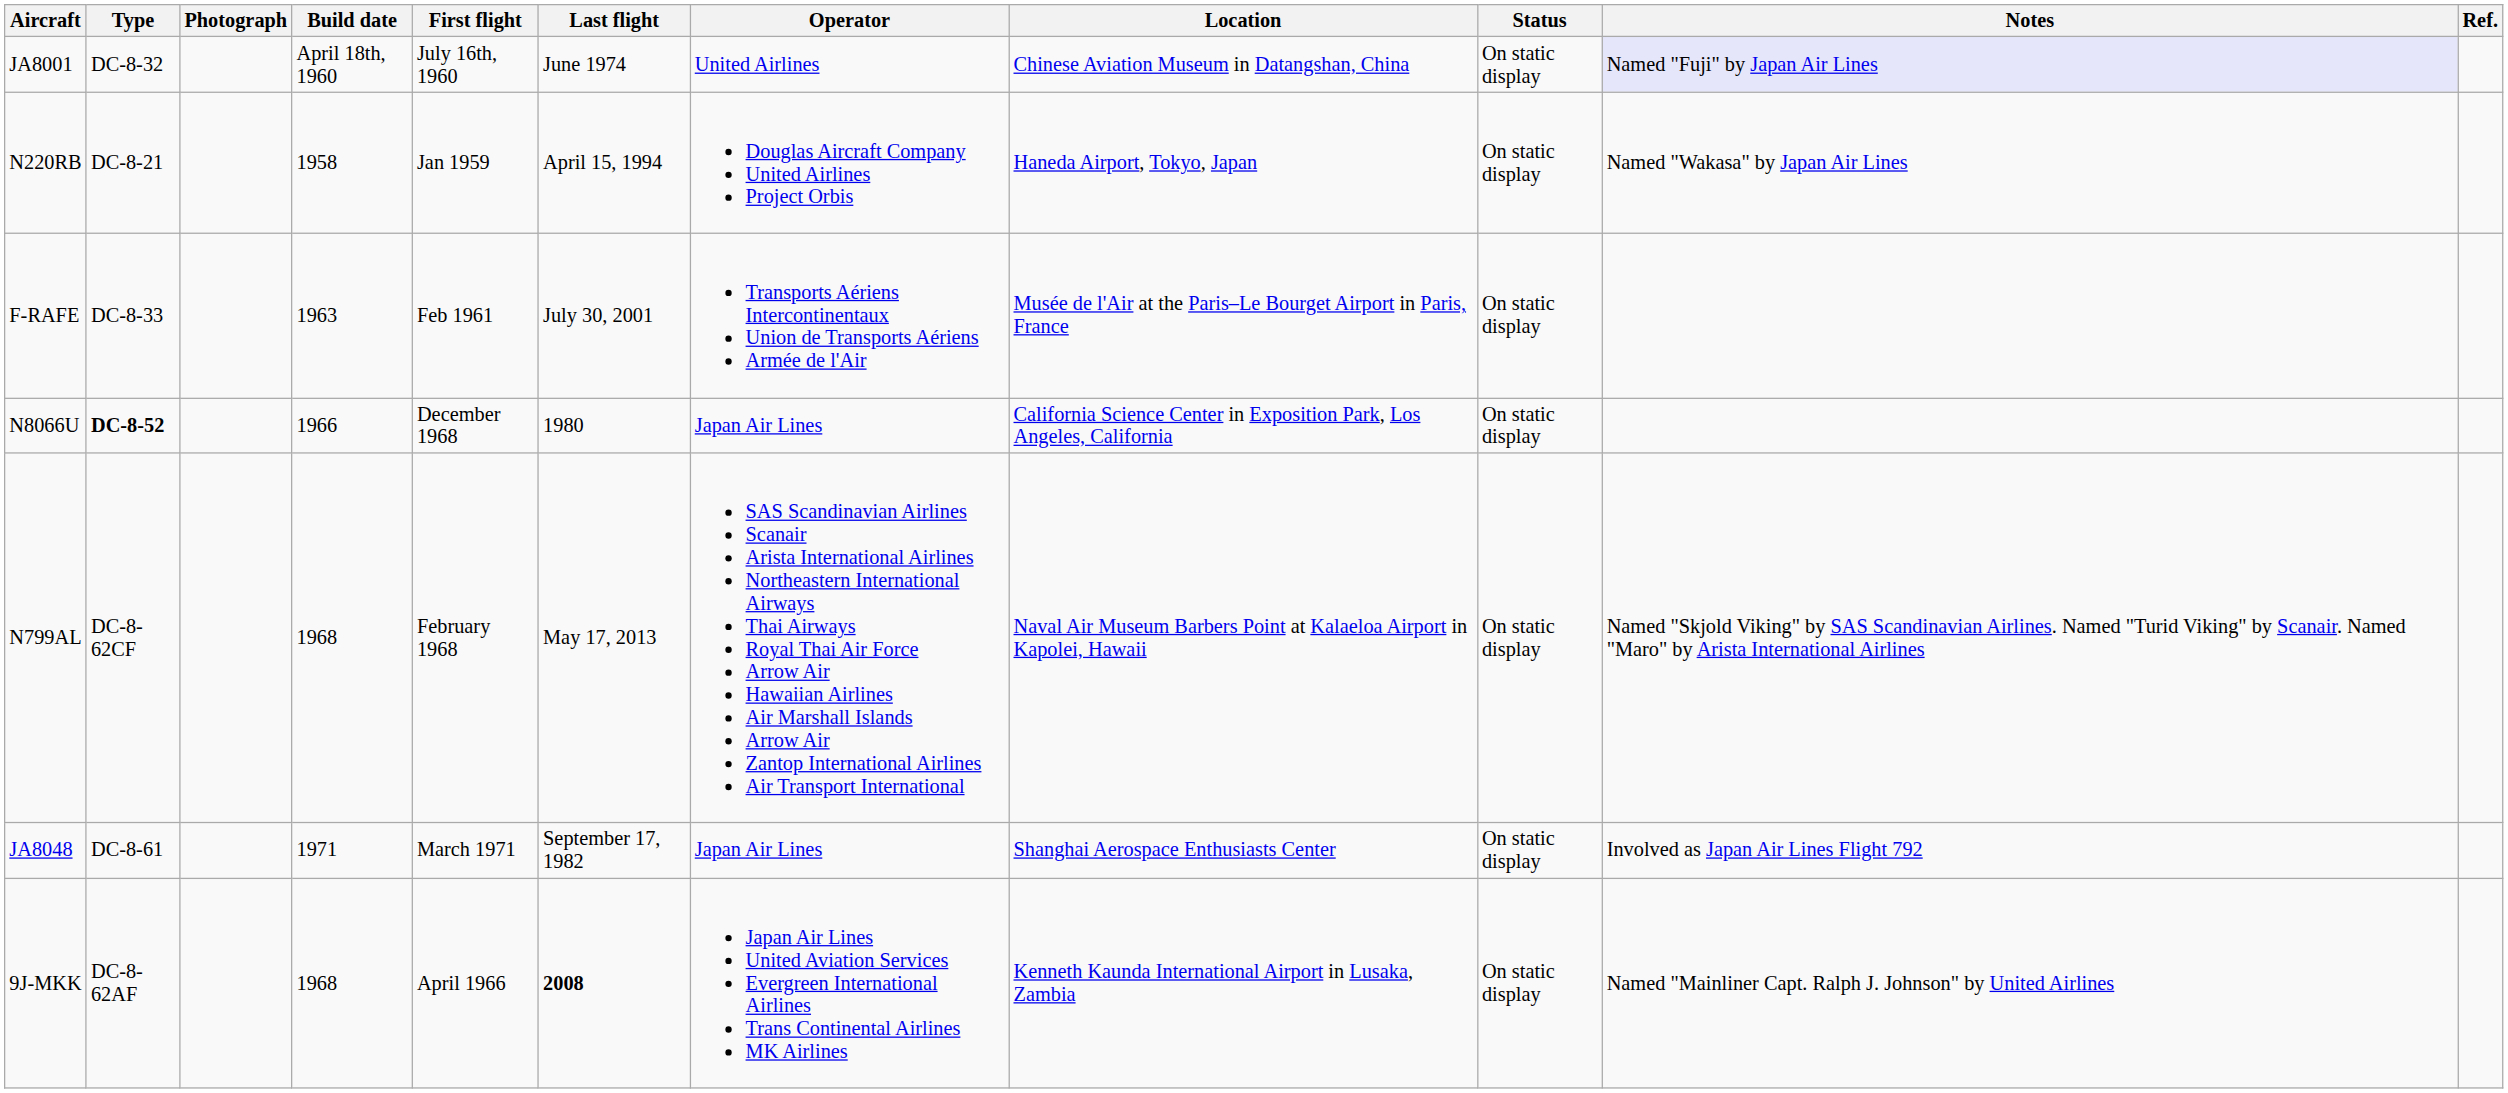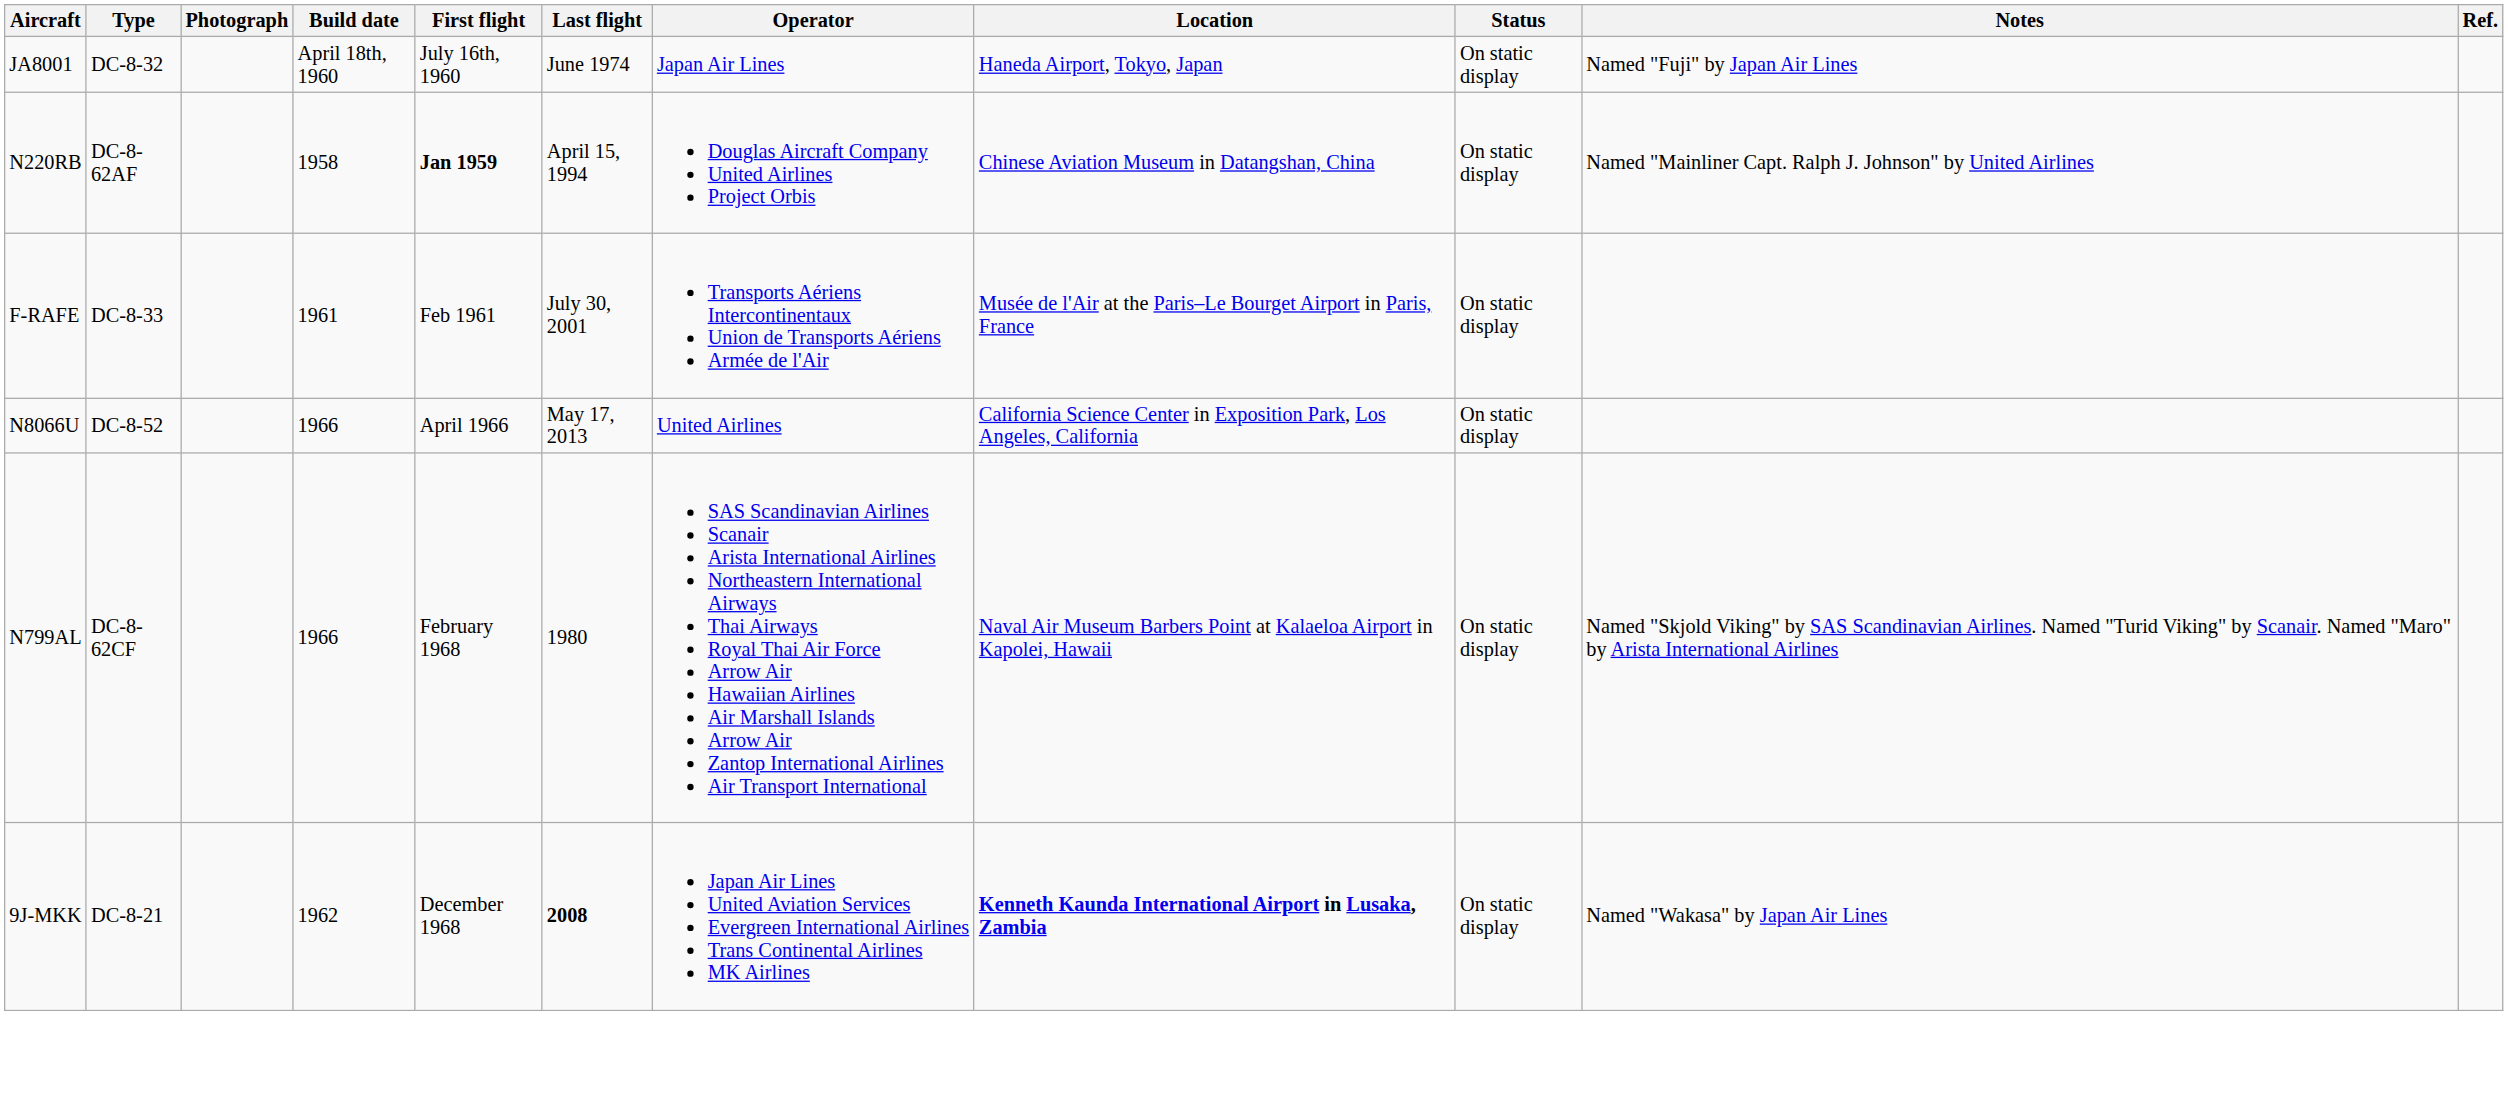(757, 64) United Airlines -> (721, 64) Japan Air Lines
(1211, 64) Chinese Aviation Museum in Datangshan, China -> (1101, 64) Haneda Airport, Tokyo, Japan
(1742, 64) lavender background -> (1722, 64) no background
(127, 162) DC-8-21 -> (117, 162) DC-8-62AF
(453, 162) normal -> (458, 162) bold
(1135, 162) Haneda Airport, Tokyo, Japan -> (1177, 162) Chinese Aviation Museum in Datangshan, China
(1757, 162) Named "Wakasa" by Japan Air Lines -> (1840, 162) Named "Mainliner Capt. Ralph J. Johnson" by United Airlines
(317, 315) 1963 -> (318, 315) 1961
(128, 425) bold -> (127, 425) normal
(459, 425) December 1968 -> (464, 425) April 1966
(563, 425) 1980 -> (581, 425) May 17, 2013
(759, 425) Japan Air Lines -> (719, 425) United Airlines
(317, 637) 1968 -> (318, 637) 1966
(600, 637) May 17, 2013 -> (567, 637) 1980
- row: (41, 850)
(117, 982) DC-8-62AF -> (127, 916) DC-8-21
(317, 982) 1968 -> (318, 916) 1962
(461, 982) April 1966 -> (462, 916) December 1968
(1213, 982) normal -> (1197, 916) bold
(1860, 982) Named "Mainliner Capt. Ralph J. Johnson" by United Airlines -> (1737, 916) Named "Wakasa" by Japan Air Lines
